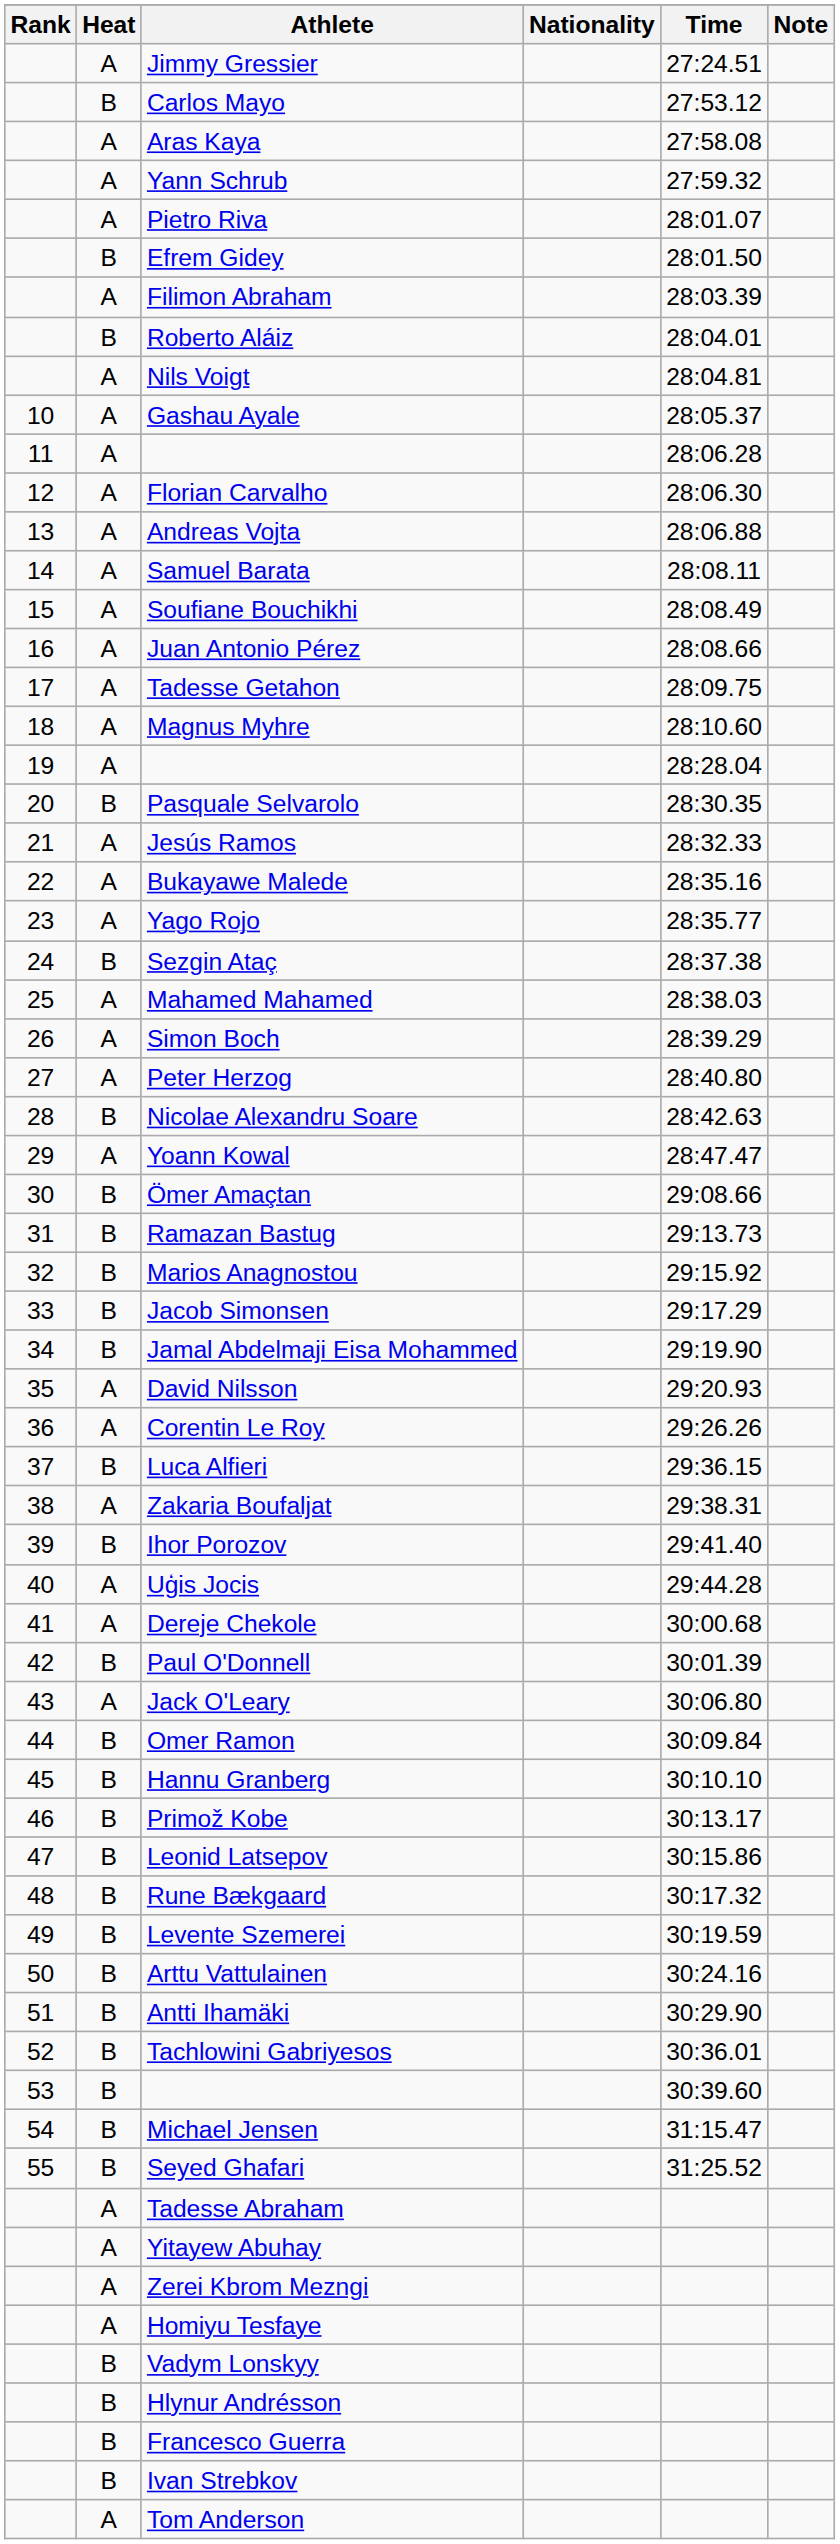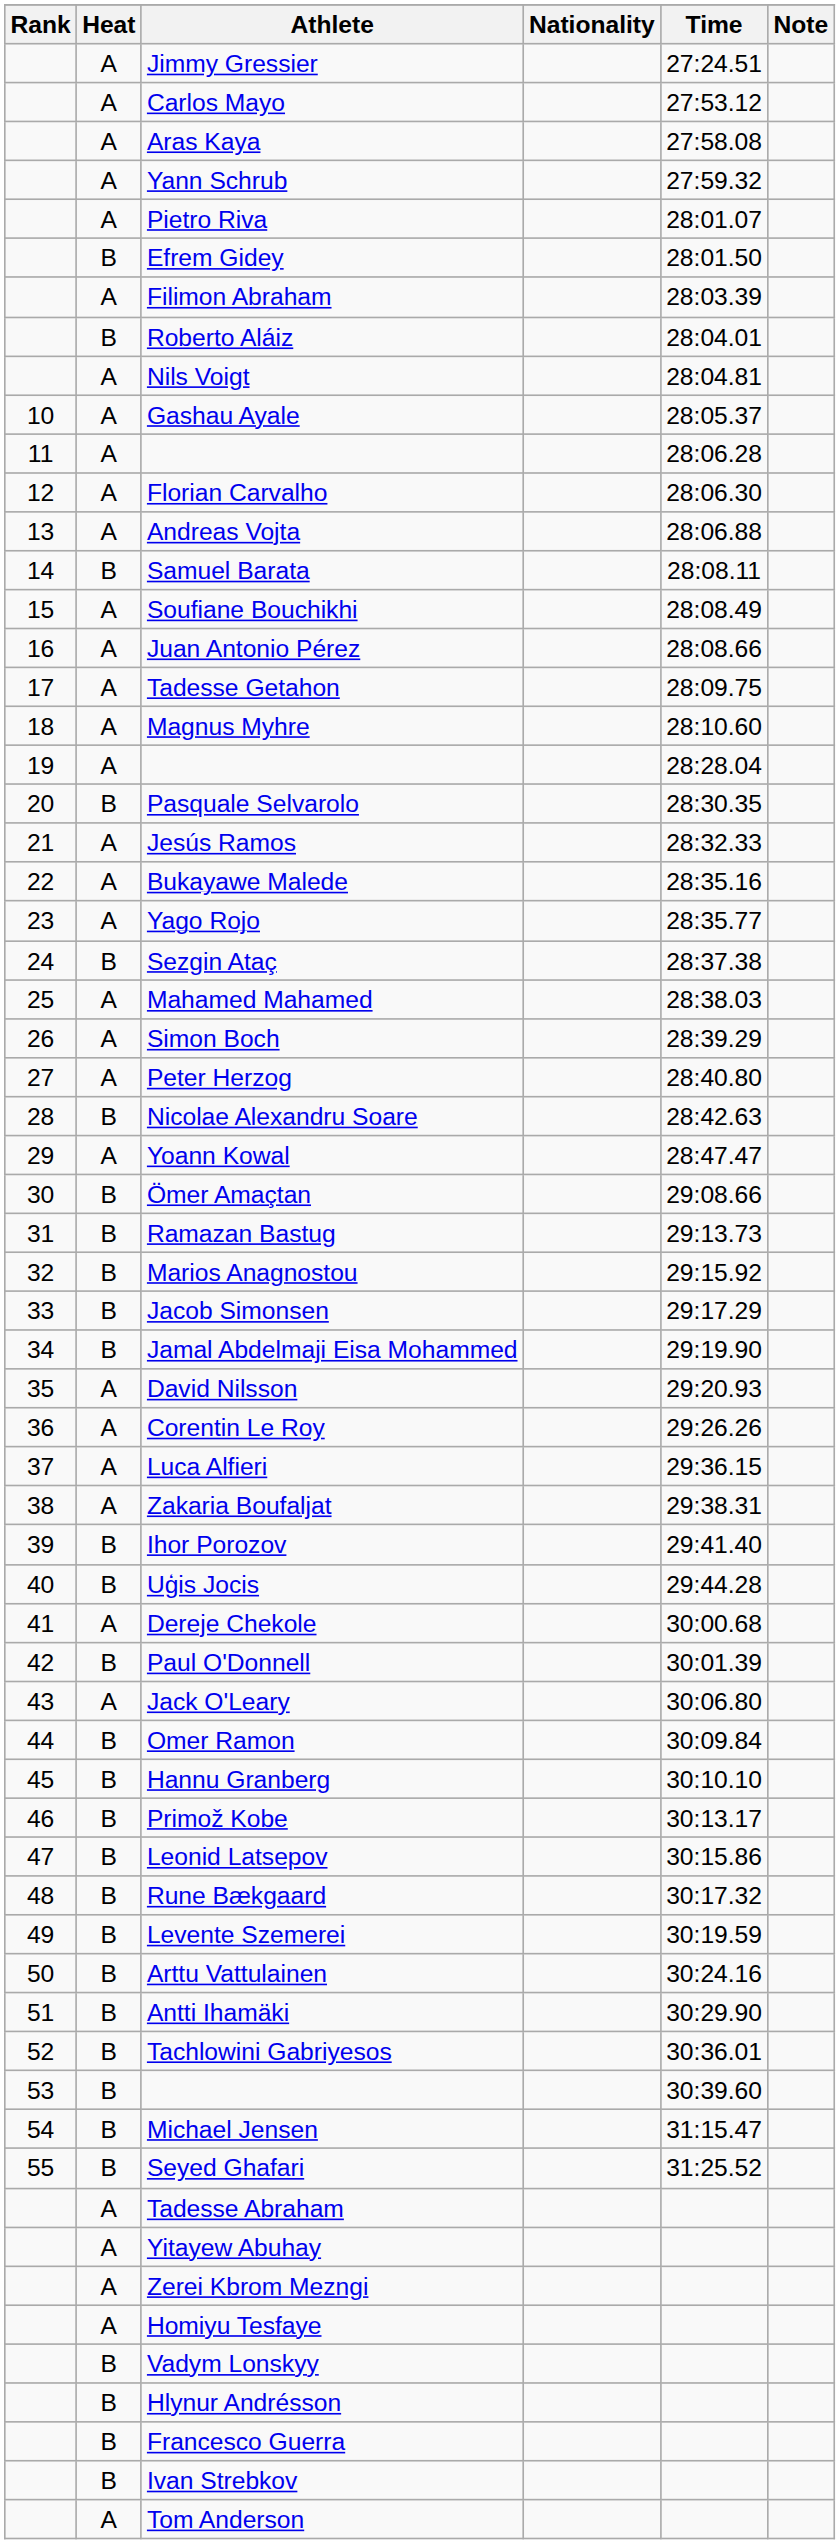(109, 102) B -> (109, 102) A
(109, 570) A -> (109, 570) B
(109, 1467) B -> (109, 1467) A
(109, 1584) A -> (109, 1584) B
